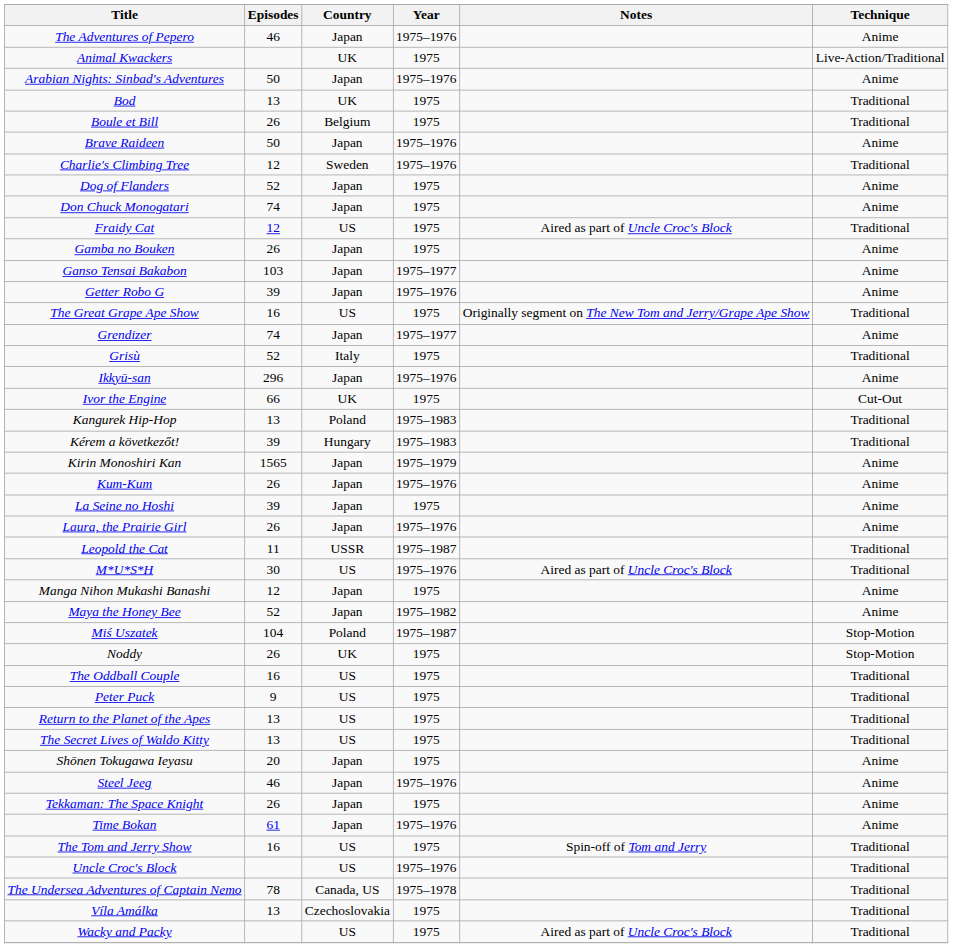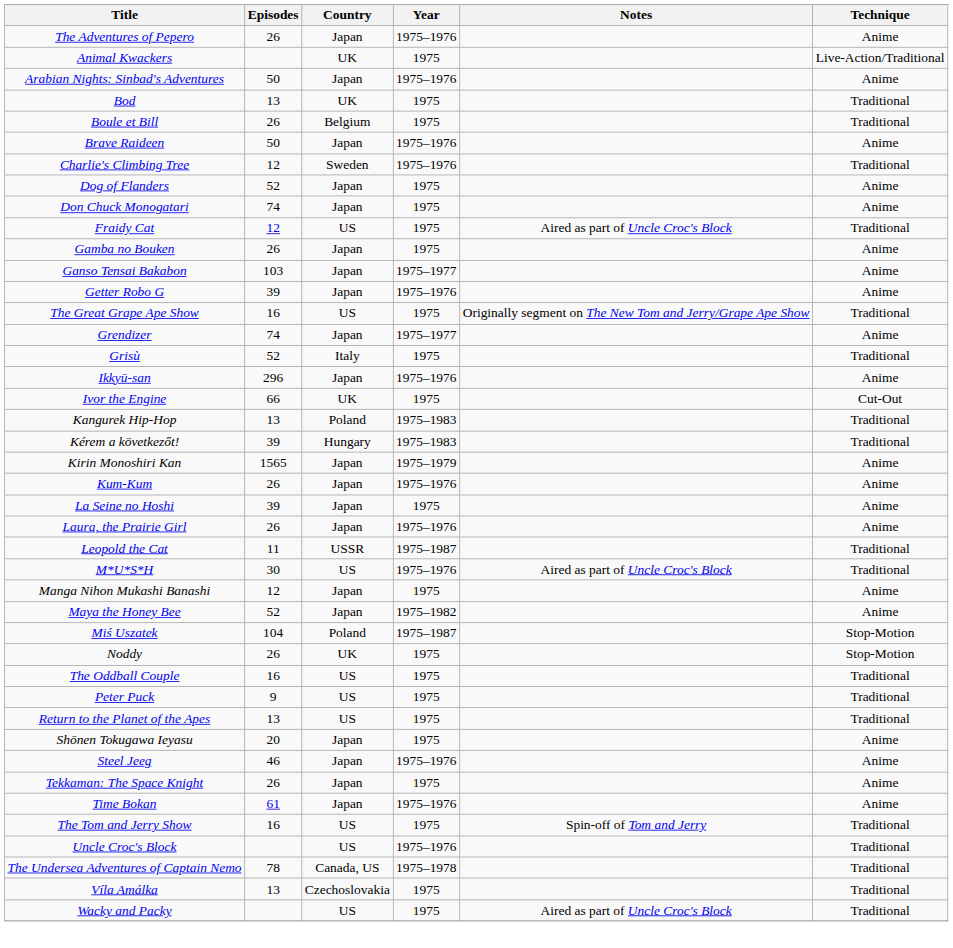(273, 36) 46 -> (273, 36) 26
- row: (125, 739)
